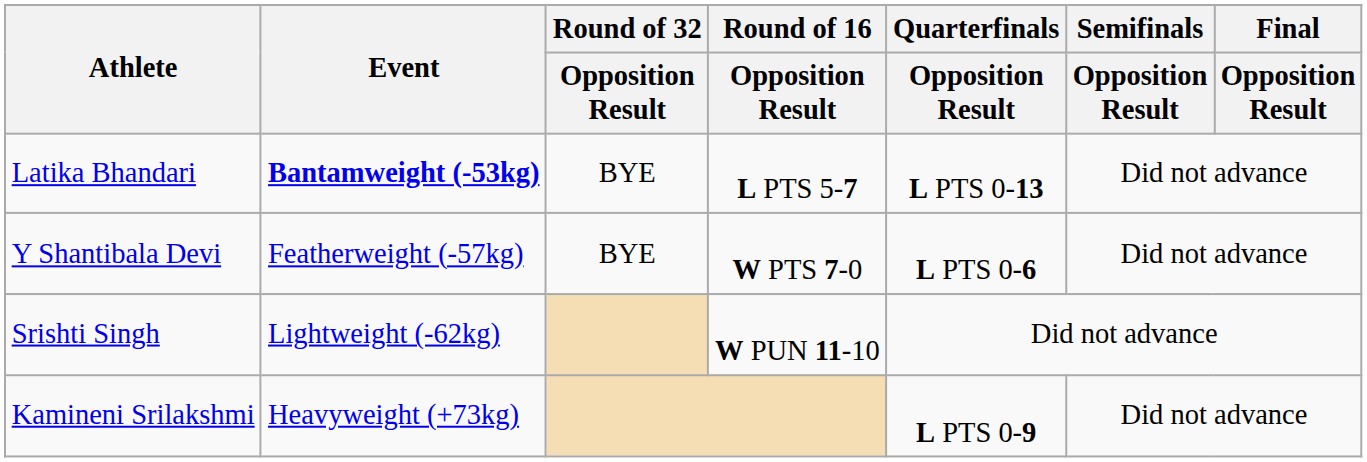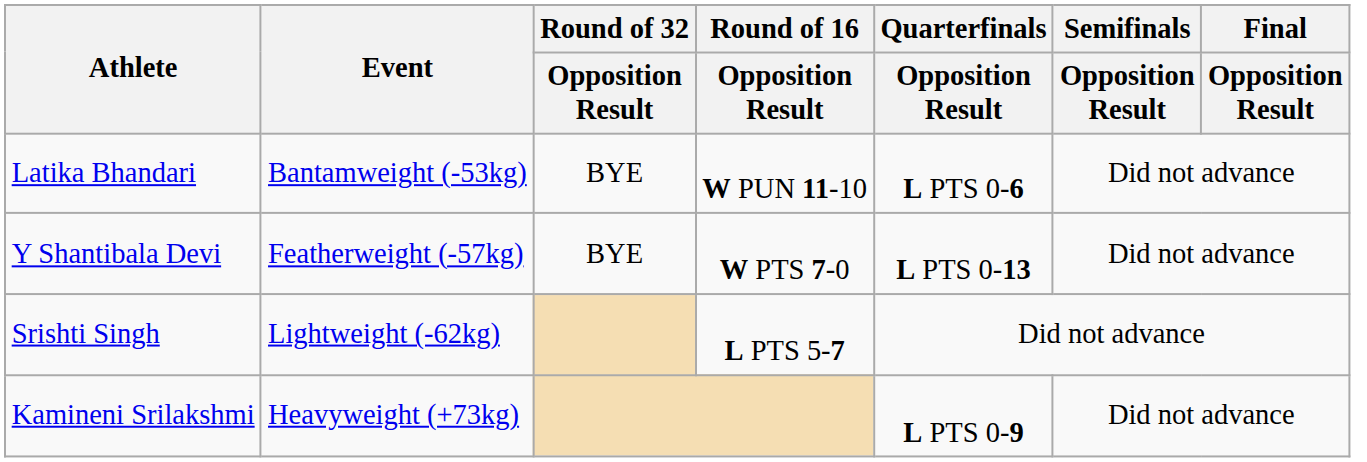(404, 172) bold -> (397, 172) normal
(797, 189) L PTS 5-7 -> (785, 189) W PUN 11-10
(976, 189) L PTS 0-13 -> (963, 189) L PTS 0-6
(976, 270) L PTS 0-6 -> (963, 270) L PTS 0-13
(797, 351) W PUN 11-10 -> (785, 351) L PTS 5-7
